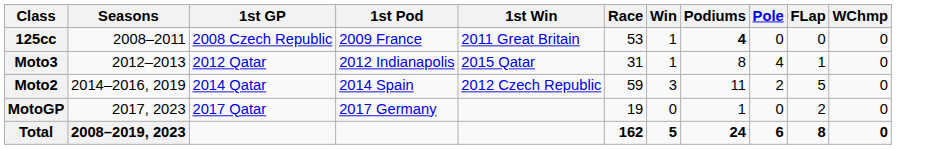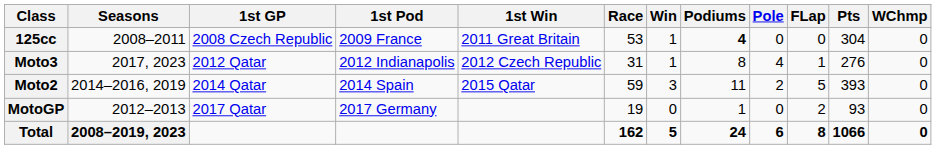+ column: (849, 16)
(149, 62) 2012–2013 -> (149, 62) 2017, 2023
(498, 62) 2015 Qatar -> (531, 62) 2012 Czech Republic
(531, 86) 2012 Czech Republic -> (498, 86) 2015 Qatar
(149, 109) 2017, 2023 -> (149, 109) 2012–2013
